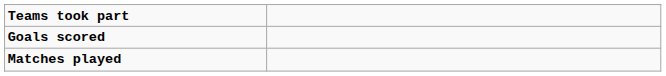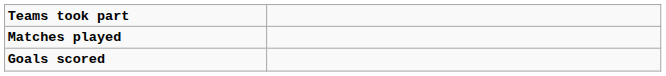rows swapped: (65, 60) <-> (56, 38)
